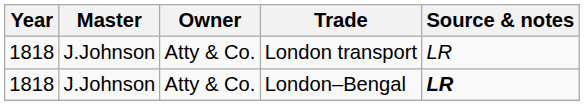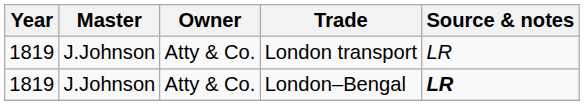(32, 52) 1818 -> (32, 52) 1819
(32, 84) 1818 -> (32, 84) 1819
